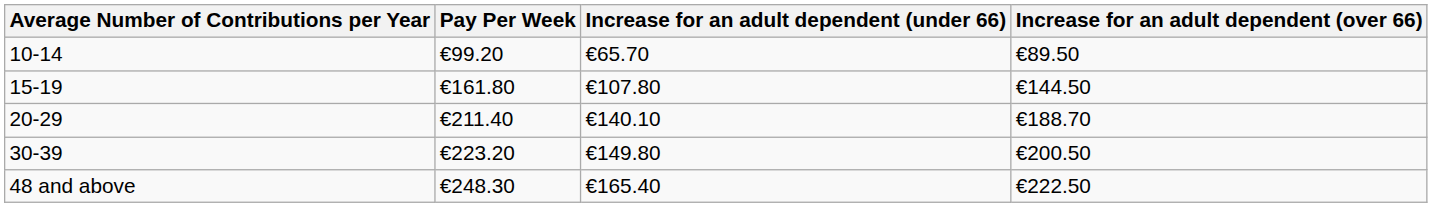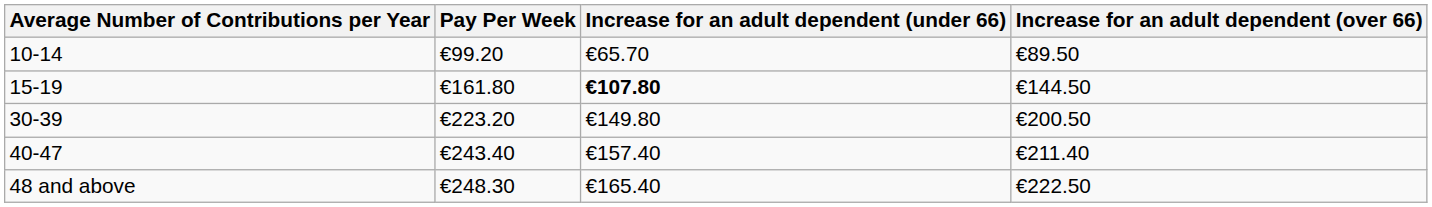(623, 86) normal -> (623, 86) bold
- row: (36, 119)
+ row: (36, 152)
